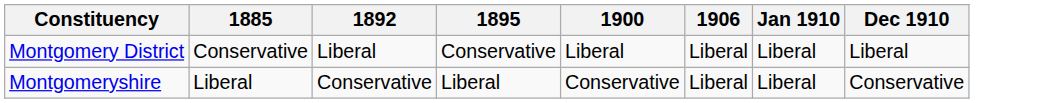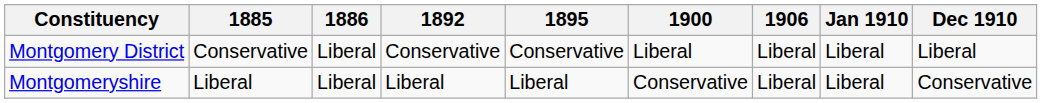+ column: (347, 20)
(347, 51) Liberal -> (443, 51) Conservative
(375, 82) Conservative -> (415, 82) Liberal
